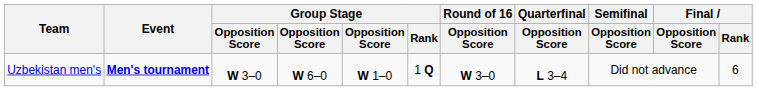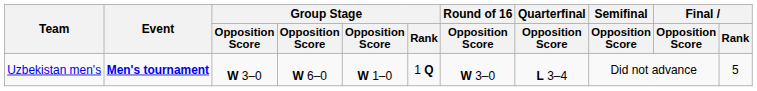(735, 70) 6 -> (735, 70) 5
